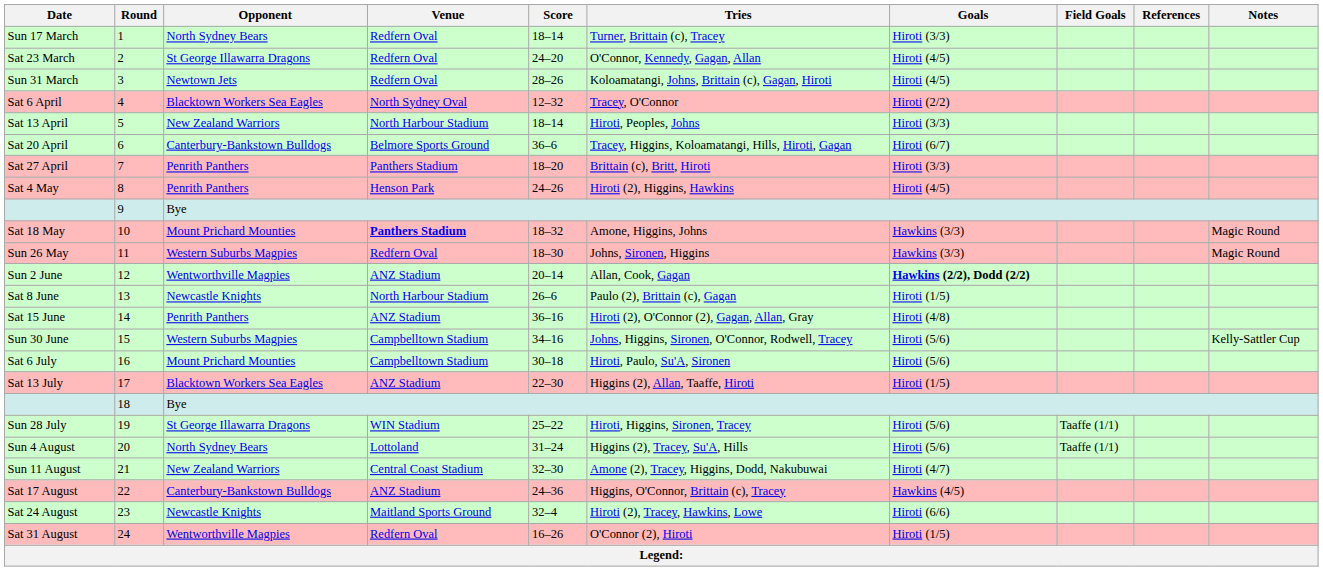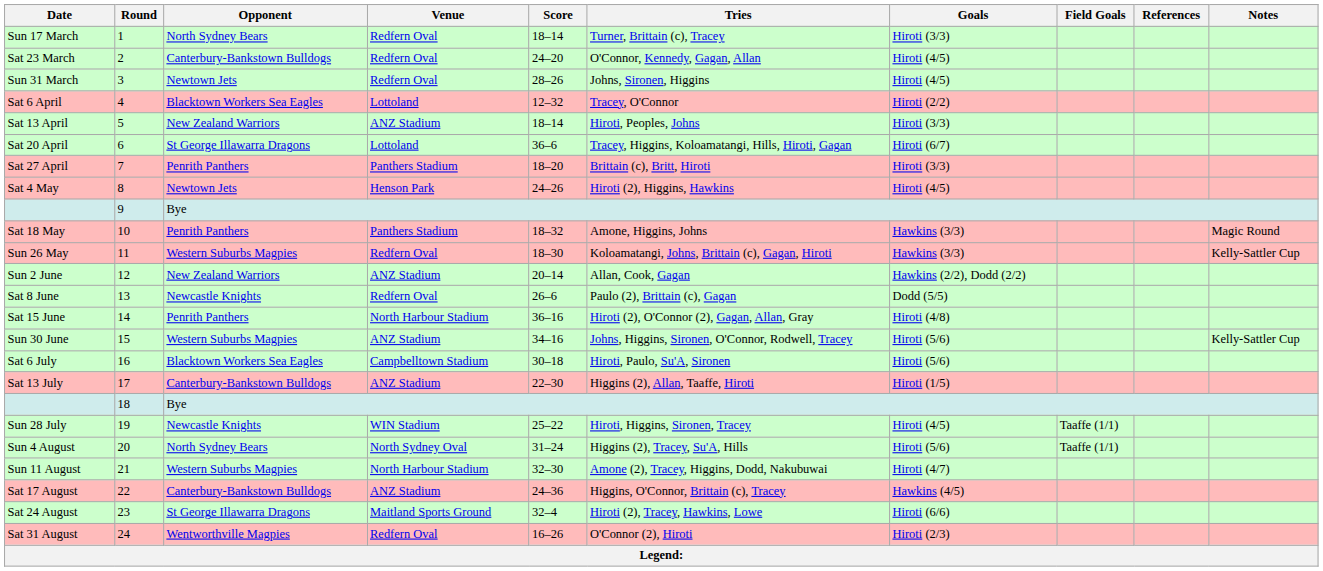(238, 58) St George Illawarra Dragons -> (249, 58) Canterbury-Bankstown Bulldogs
(711, 80) Koloamatangi, Johns, Brittain (c), Gagan, Hiroti -> (650, 80) Johns, Sironen, Higgins
(419, 101) North Sydney Oval -> (394, 101) Lottoland
(429, 123) North Harbour Stadium -> (405, 123) ANZ Stadium
(249, 144) Canterbury-Bankstown Bulldogs -> (238, 144) St George Illawarra Dragons
(430, 144) Belmore Sports Ground -> (394, 144) Lottoland
(207, 188) Penrith Panthers -> (202, 188) Newtown Jets
(231, 231) Mount Prichard Mounties -> (207, 231) Penrith Panthers
(418, 231) bold -> (414, 231) normal
(650, 253) Johns, Sironen, Higgins -> (711, 253) Koloamatangi, Johns, Brittain (c), Gagan, Hiroti
(1246, 253) Magic Round -> (1256, 253) Kelly-Sattler Cup
(228, 274) Wentworthville Magpies -> (223, 274) New Zealand Warriors
(961, 274) bold -> (959, 274) normal
(429, 296) North Harbour Stadium -> (404, 296) Redfern Oval
(921, 296) Hiroti (1/5) -> (920, 296) Dodd (5/5)
(405, 317) ANZ Stadium -> (429, 317) North Harbour Stadium
(429, 339) Campbelltown Stadium -> (405, 339) ANZ Stadium
(231, 361) Mount Prichard Mounties -> (245, 361) Blacktown Workers Sea Eagles
(245, 382) Blacktown Workers Sea Eagles -> (249, 382) Canterbury-Bankstown Bulldogs
(238, 425) St George Illawarra Dragons -> (214, 425) Newcastle Knights
(921, 425) Hiroti (5/6) -> (921, 425) Hiroti (4/5)
(394, 447) Lottoland -> (419, 447) North Sydney Oval
(223, 469) New Zealand Warriors -> (232, 469) Western Suburbs Magpies
(427, 469) Central Coast Stadium -> (429, 469) North Harbour Stadium
(214, 512) Newcastle Knights -> (238, 512) St George Illawarra Dragons
(921, 534) Hiroti (1/5) -> (921, 534) Hiroti (2/3)
